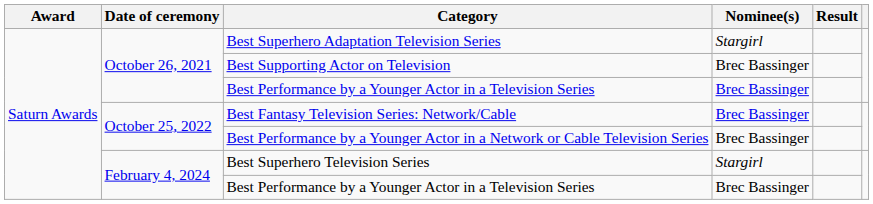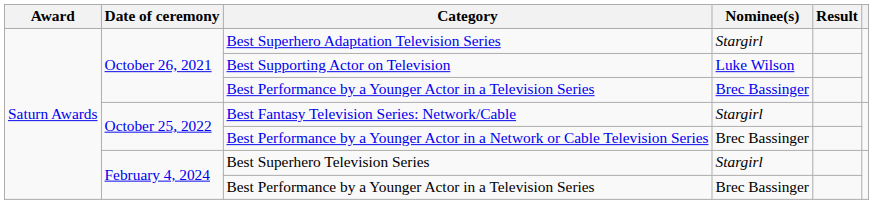(762, 65) Brec Bassinger -> (755, 65) Luke Wilson
(762, 114) Brec Bassinger -> (739, 114) Stargirl
